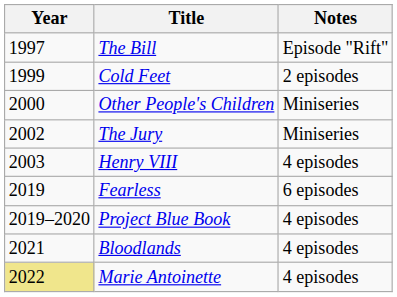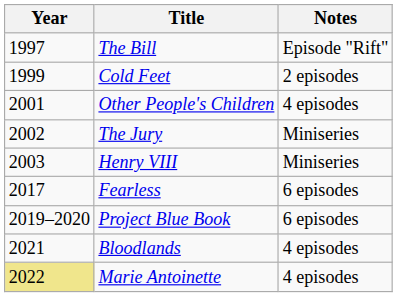(27, 104) 2000 -> (27, 104) 2001
(321, 104) Miniseries -> (321, 104) 4 episodes
(321, 162) 4 episodes -> (321, 162) Miniseries
(27, 190) 2019 -> (27, 190) 2017
(321, 219) 4 episodes -> (321, 219) 6 episodes
